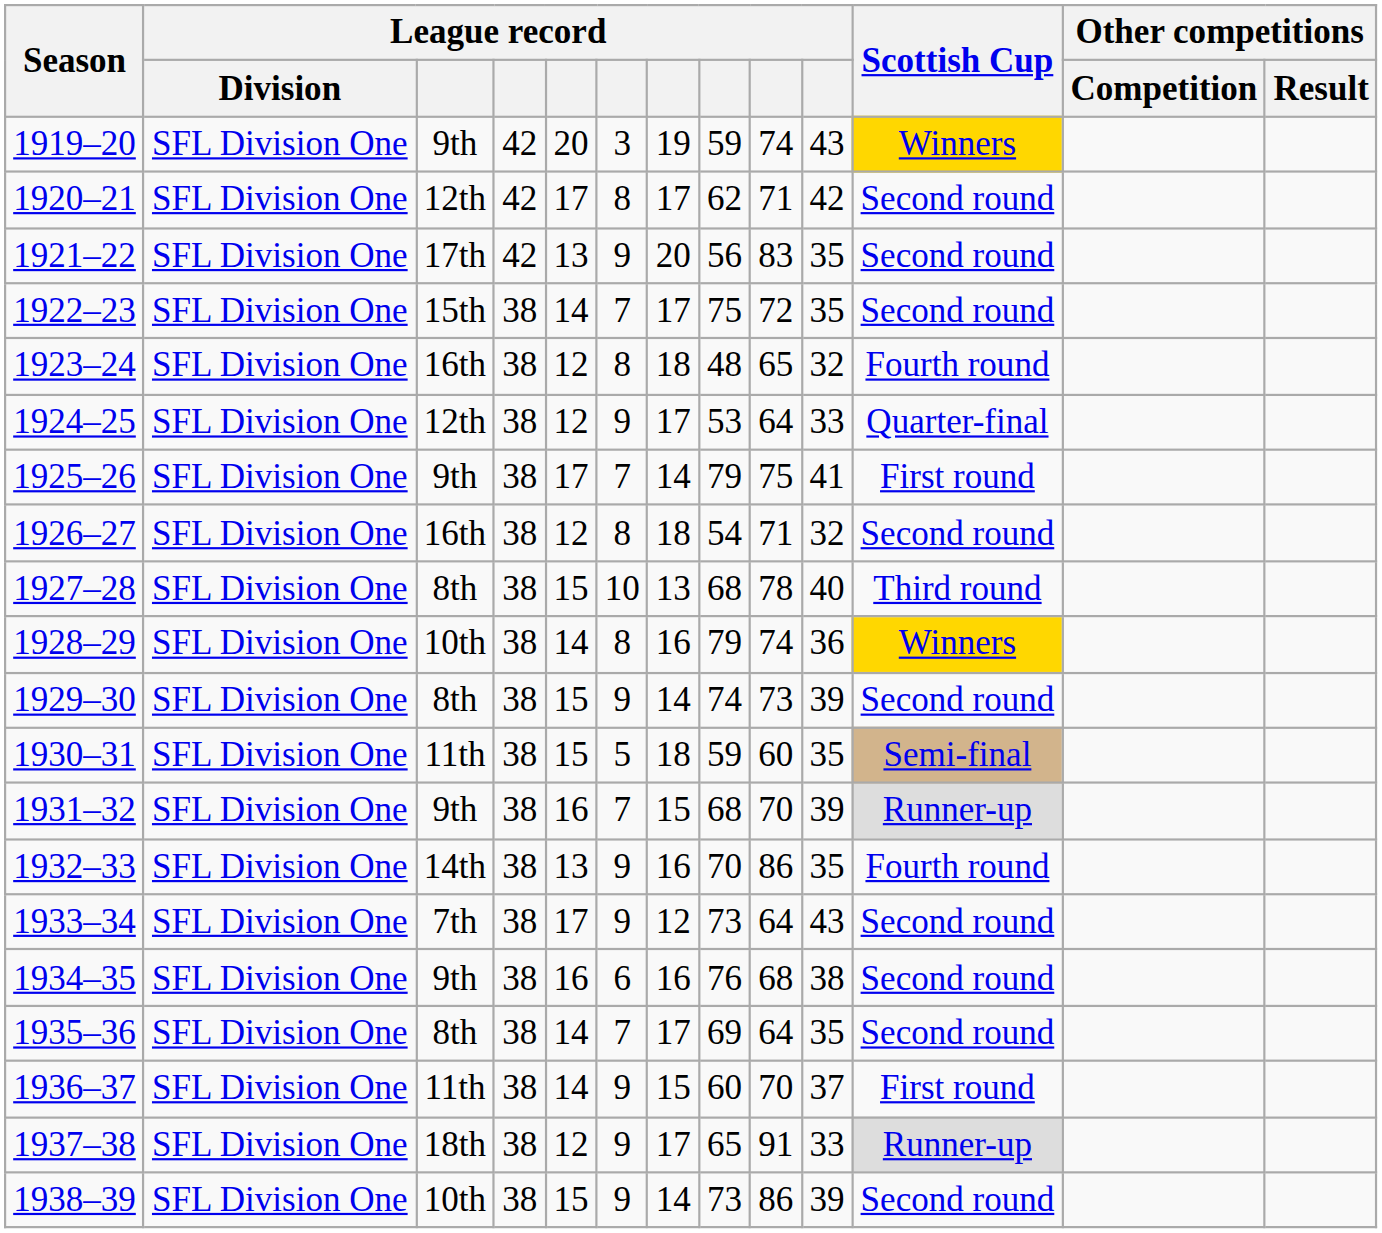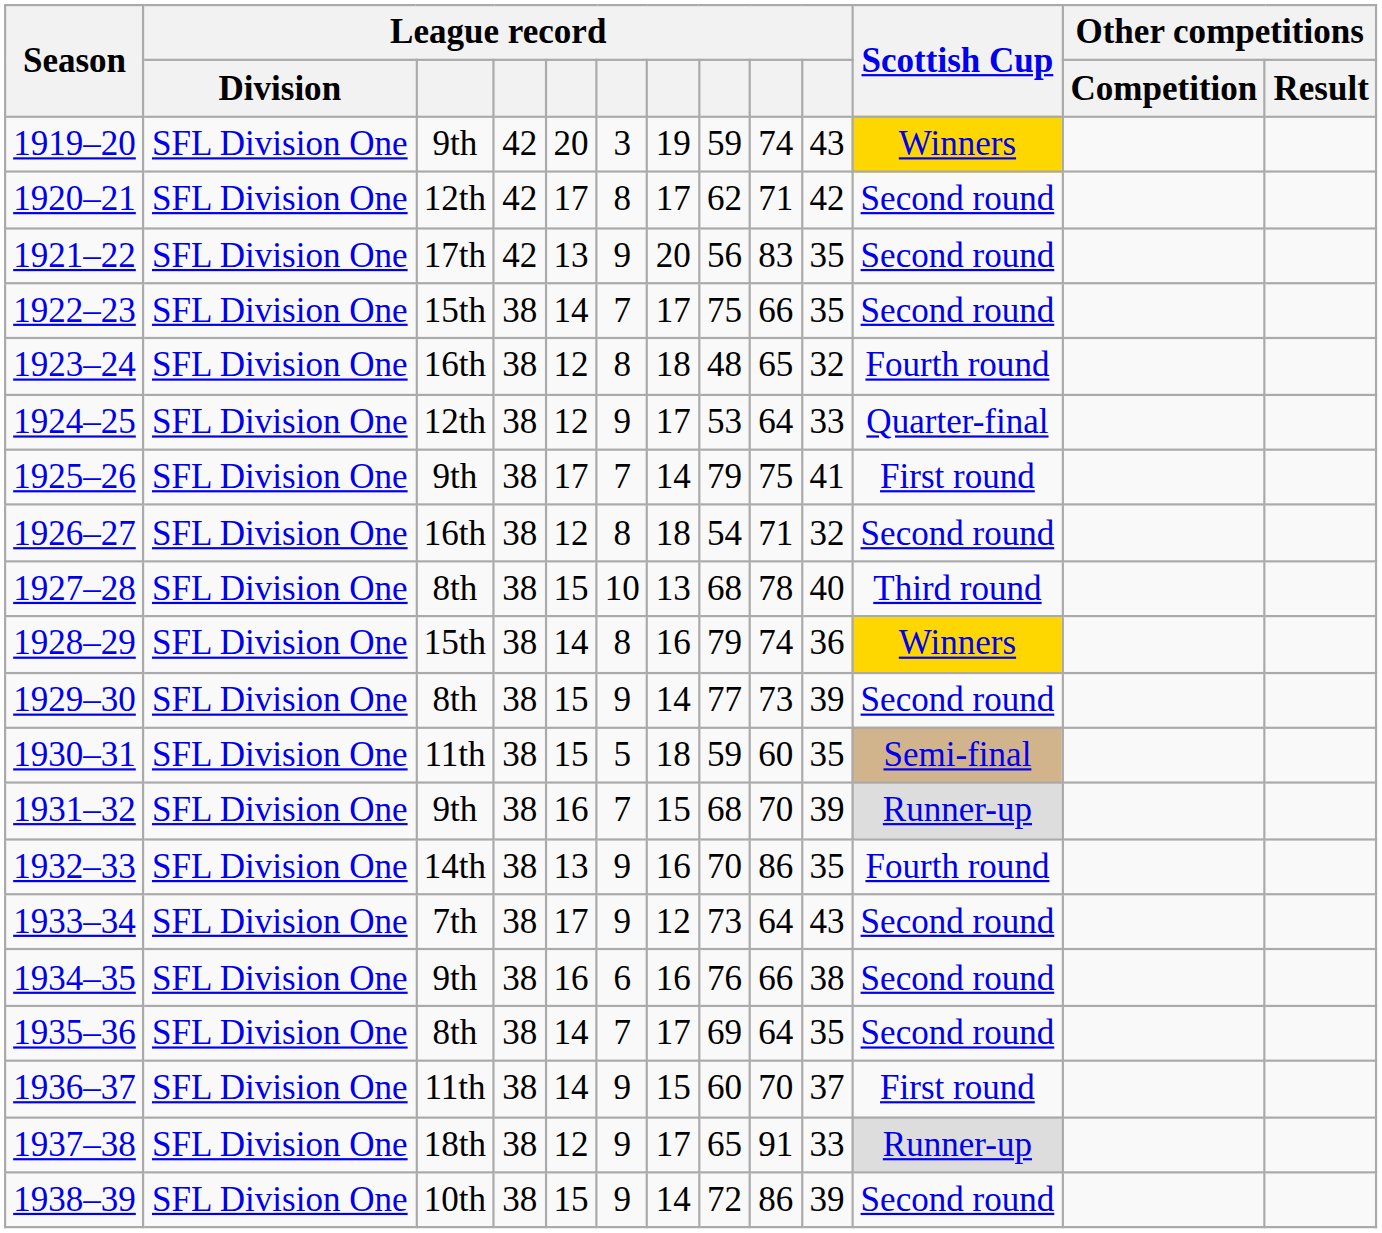(776, 310) 72 -> (776, 310) 66
(455, 643) 10th -> (455, 643) 15th
(725, 699) 74 -> (725, 699) 77
(776, 976) 68 -> (776, 976) 66
(725, 1199) 73 -> (725, 1199) 72
